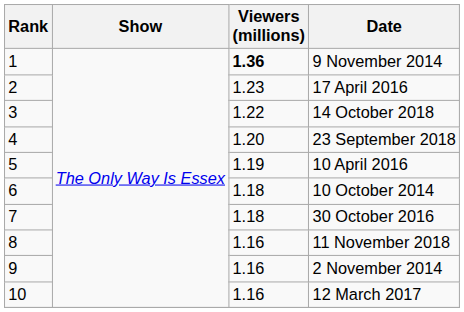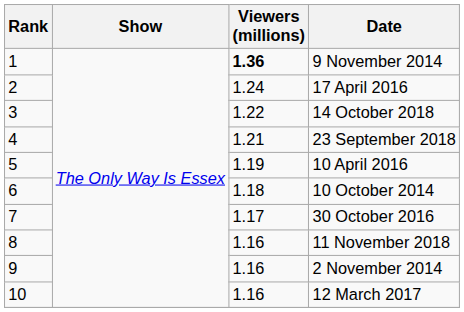(248, 87) 1.23 -> (248, 87) 1.24
(248, 139) 1.20 -> (248, 139) 1.21
(248, 216) 1.18 -> (248, 216) 1.17
